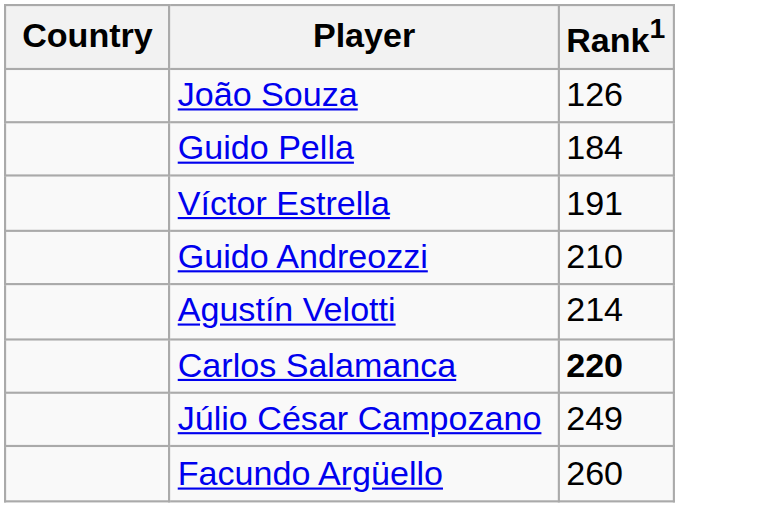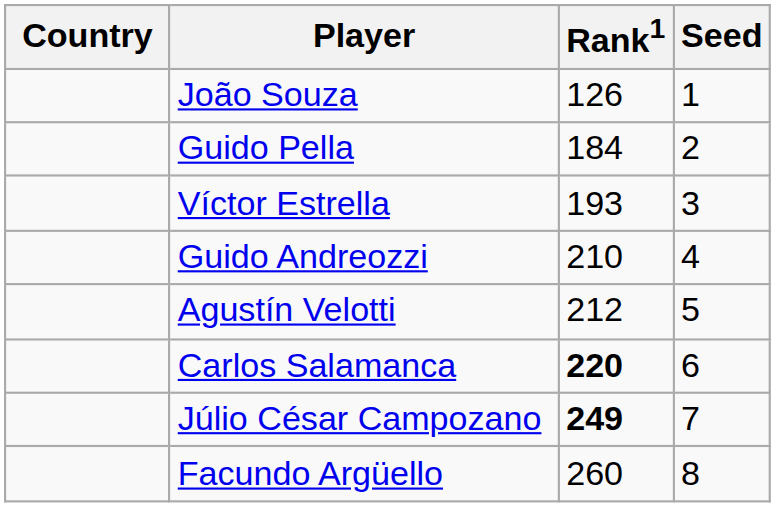+ column: (722, 36)
(595, 202) 191 -> (595, 202) 193
(595, 310) 214 -> (595, 310) 212
(595, 419) normal -> (595, 419) bold
